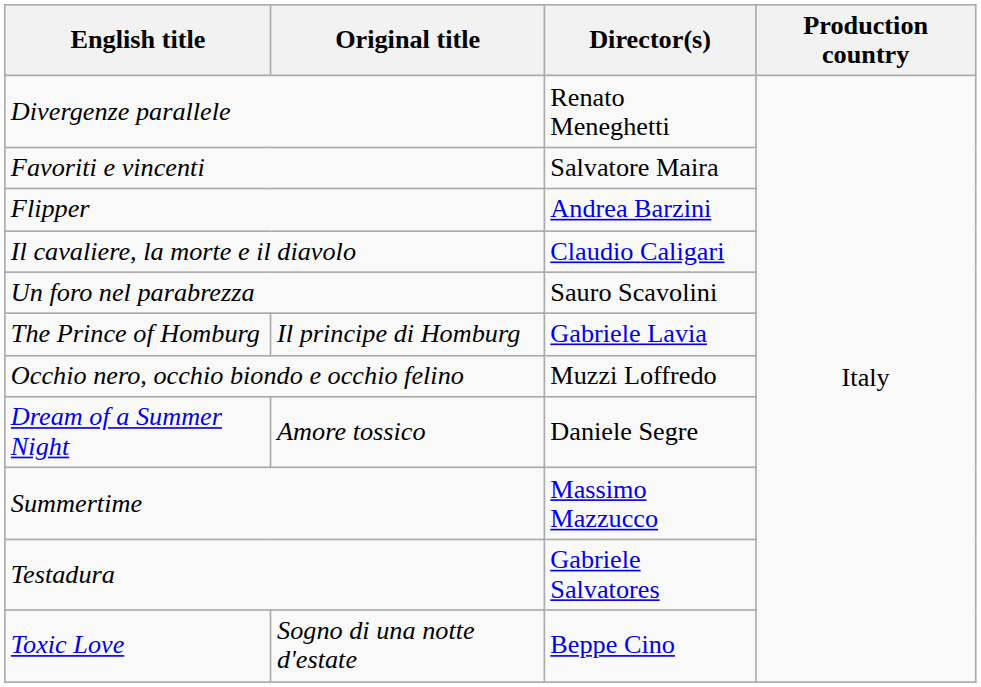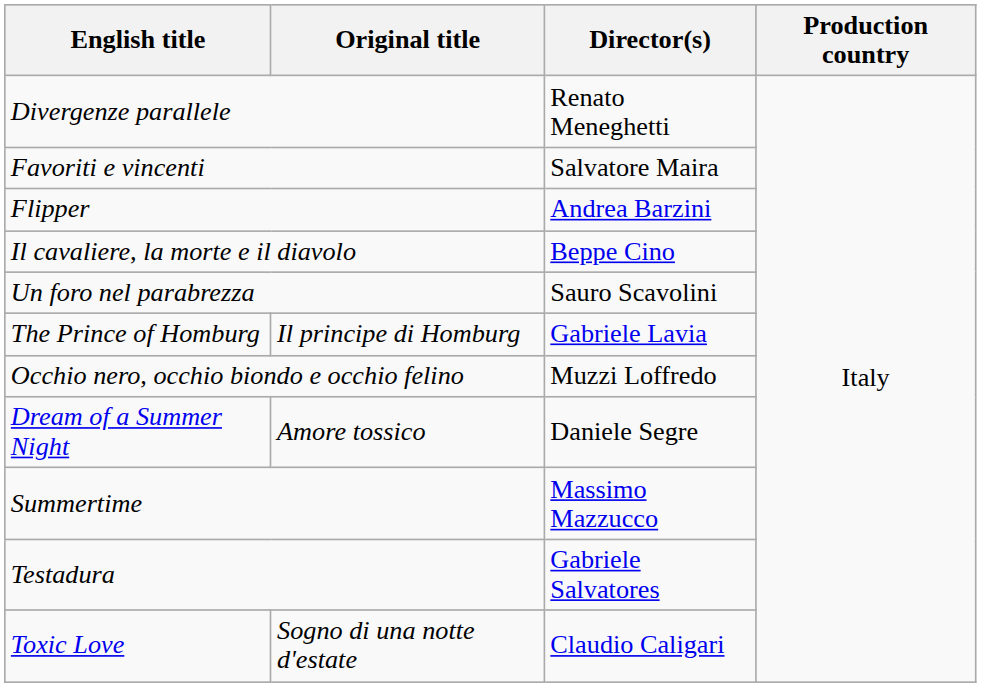(637, 250) Claudio Caligari -> (613, 250) Beppe Cino
(613, 645) Beppe Cino -> (637, 645) Claudio Caligari
